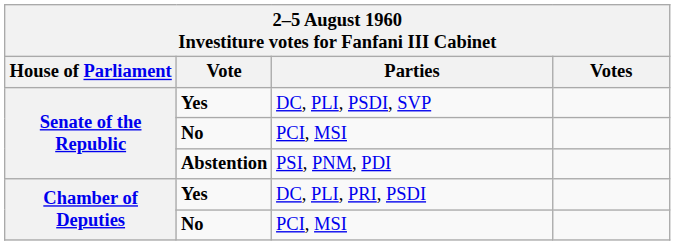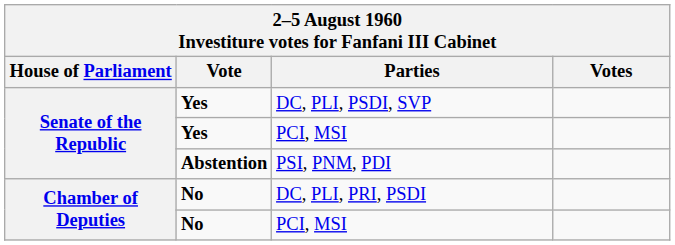(192, 132) No -> (194, 132) Yes
(194, 193) Yes -> (192, 193) No
